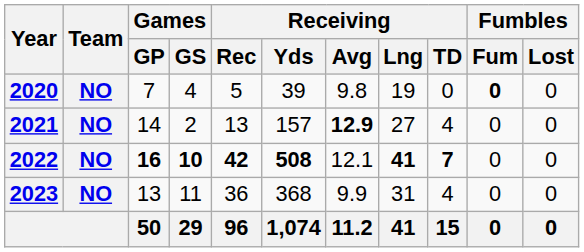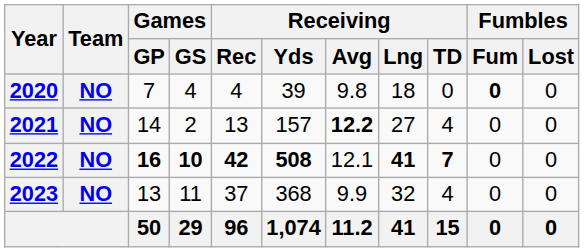(236, 90) 5 -> (236, 90) 4
(403, 90) 19 -> (403, 90) 18
(352, 125) 12.9 -> (352, 125) 12.2
(236, 194) 36 -> (236, 194) 37
(403, 194) 31 -> (403, 194) 32
